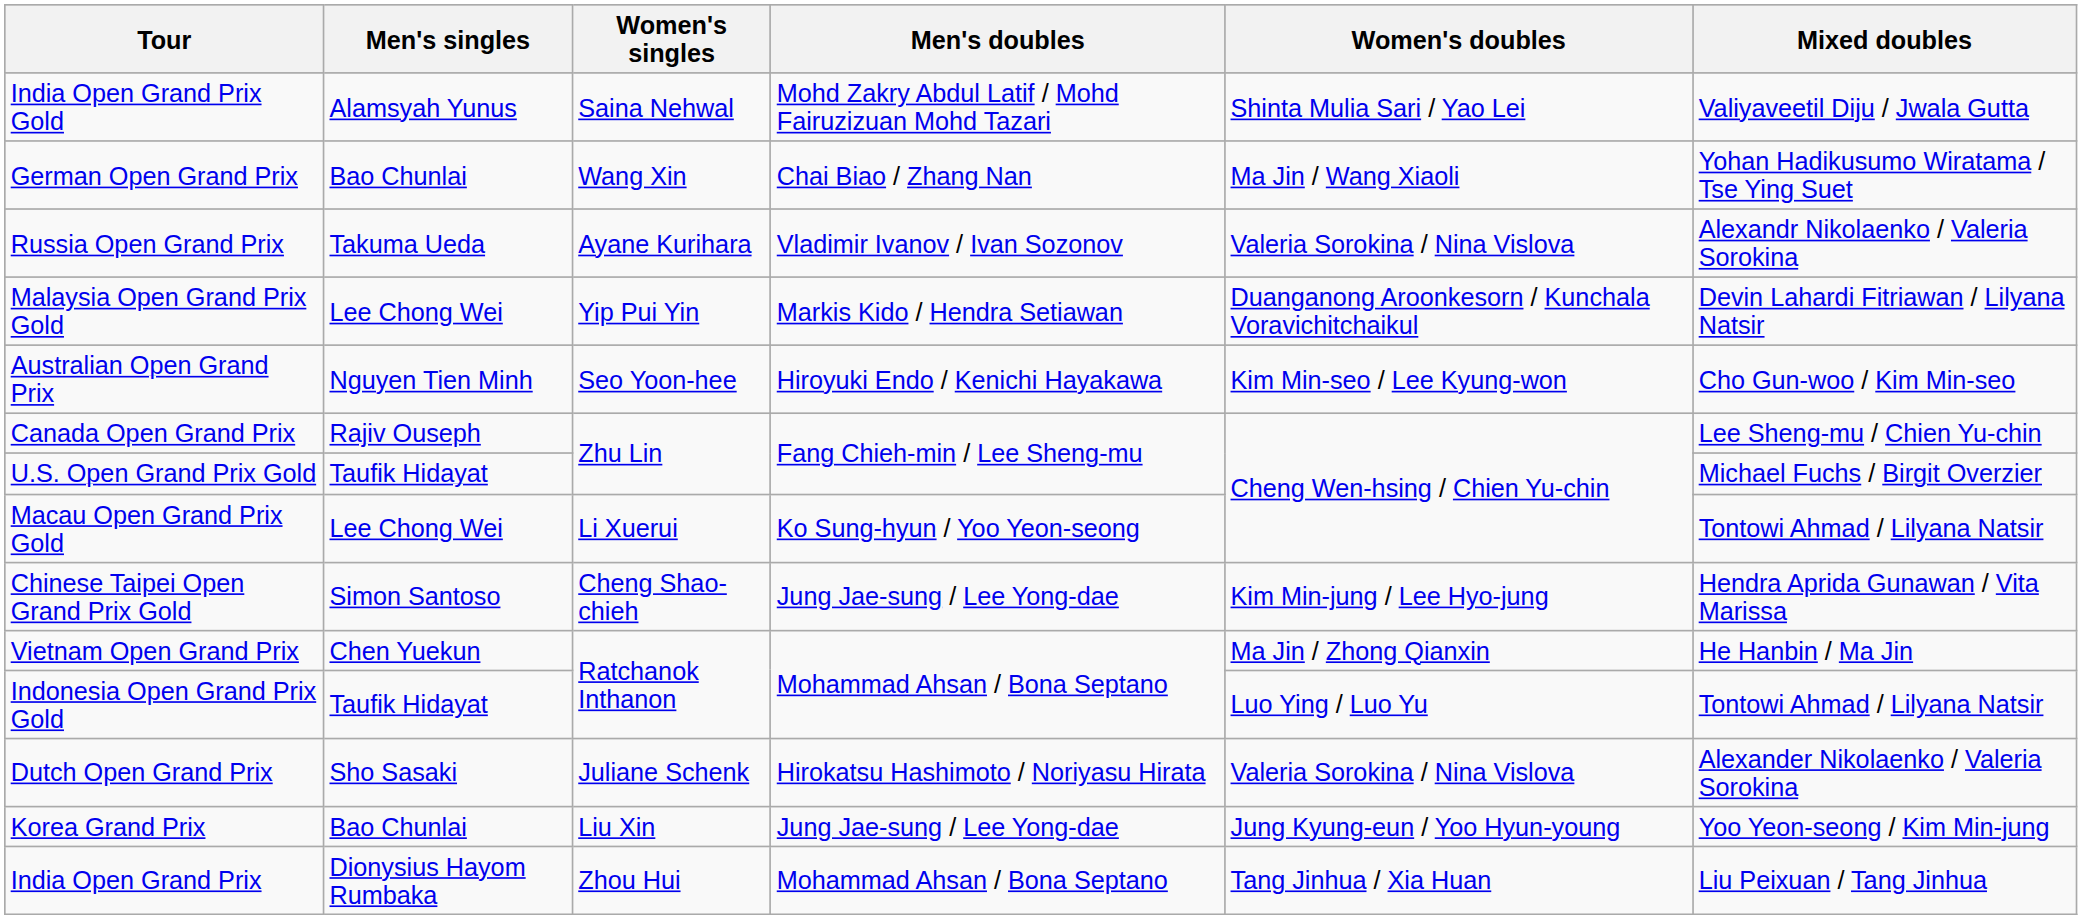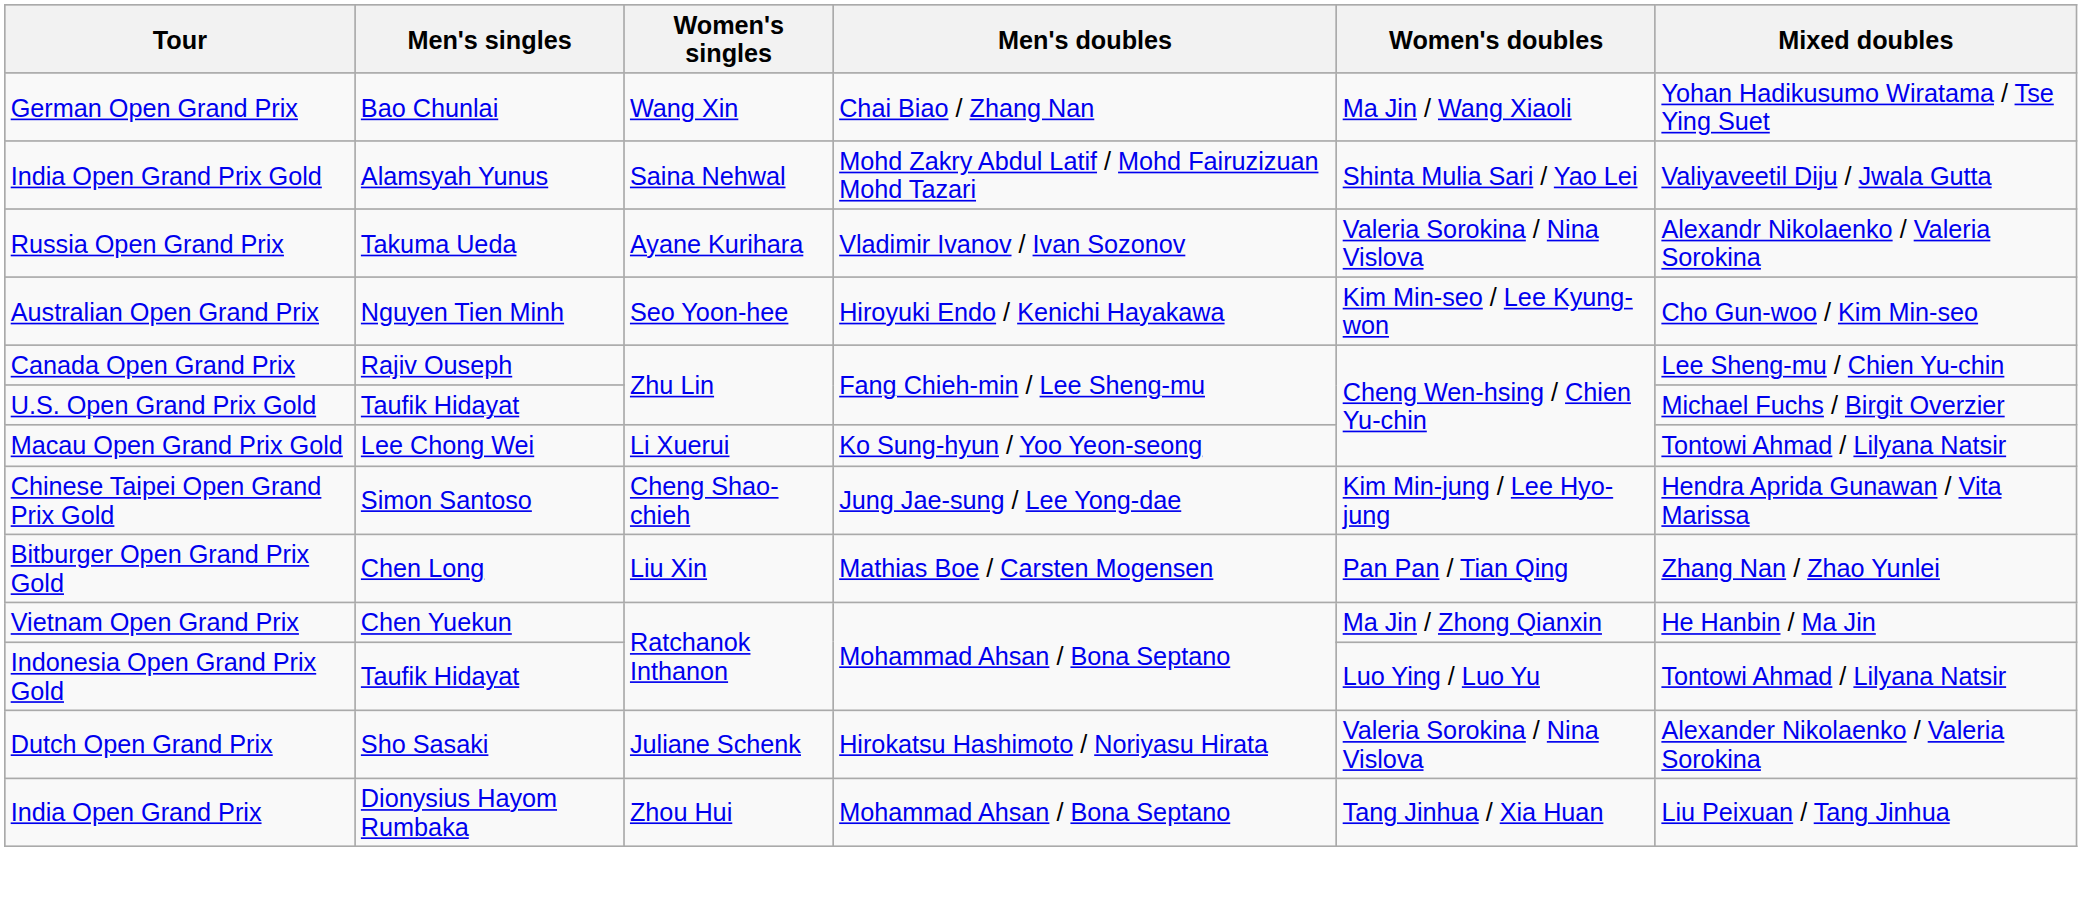rows swapped: (154, 175) <-> (136, 107)
- row: (159, 312)
+ row: (160, 568)
- row: (108, 826)
